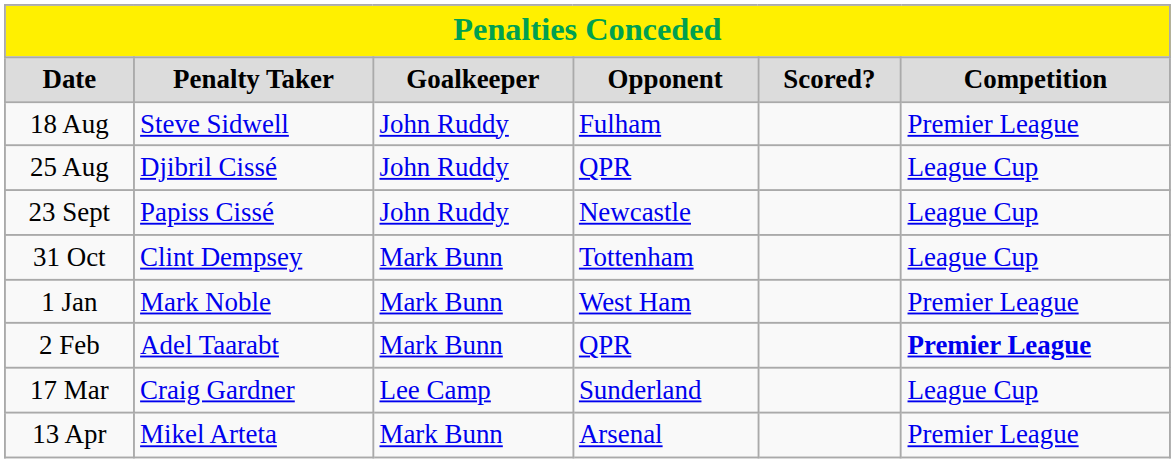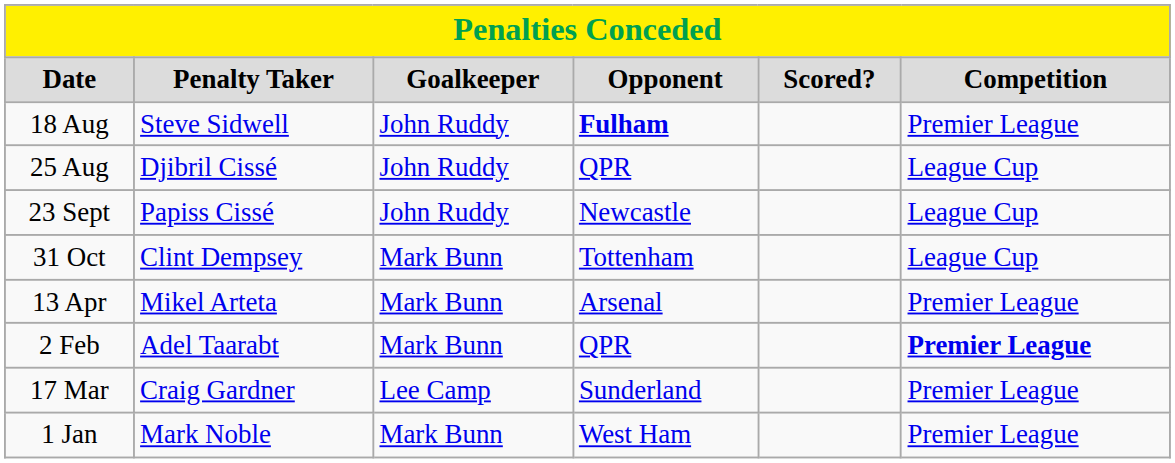(620, 123) normal -> (624, 123) bold
rows swapped: (69, 301) <-> (69, 434)
(973, 390) League Cup -> (993, 390) Premier League
